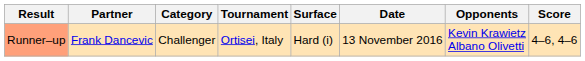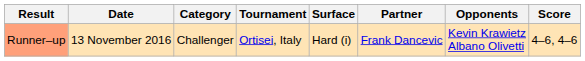columns swapped: (392, 13) <-> (112, 13)
